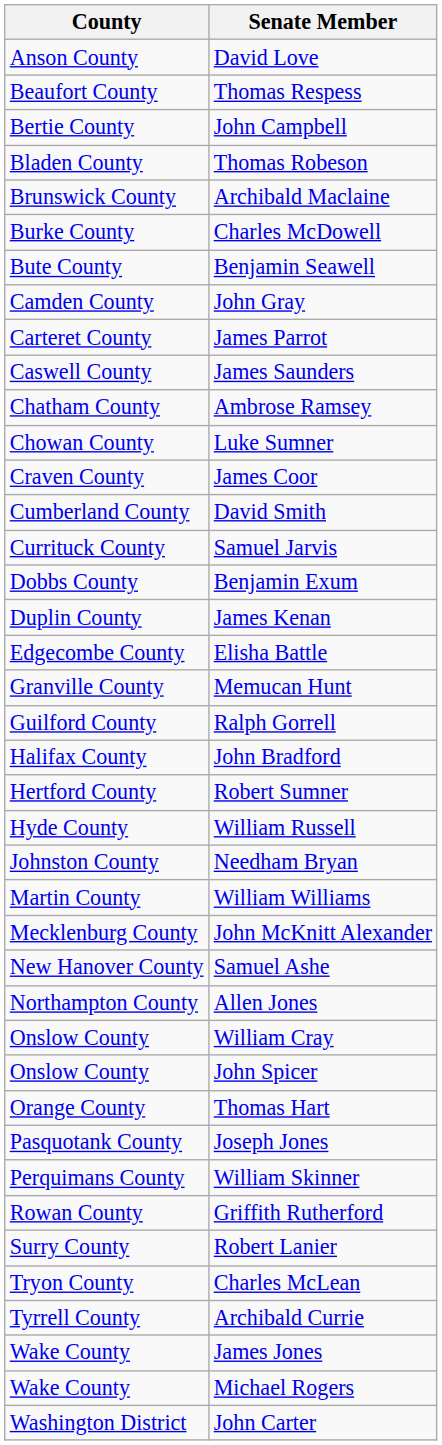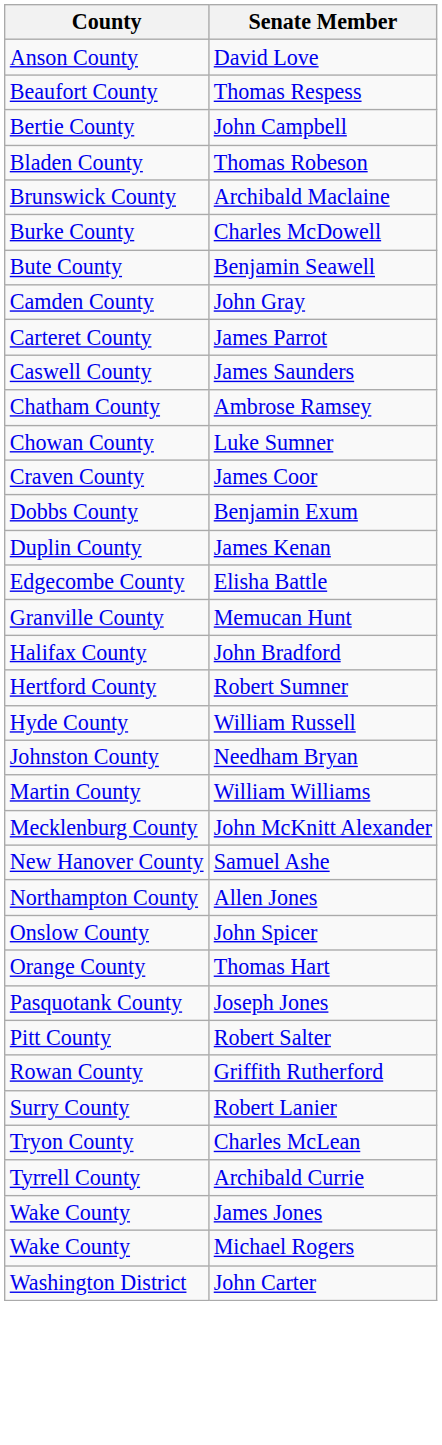- row: (270, 512)
- row: (275, 547)
- row: (275, 722)
- row: (274, 1037)
- row: (287, 1177)
+ row: (272, 1037)
